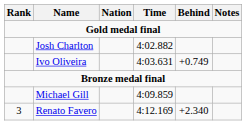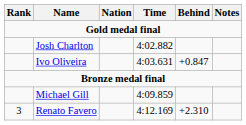(194, 62) +0.749 -> (194, 62) +0.847
(194, 111) +2.340 -> (194, 111) +2.310
